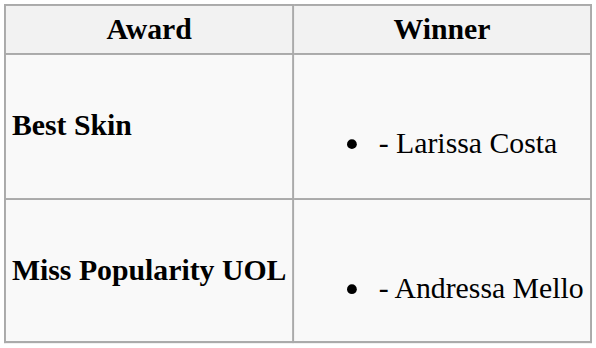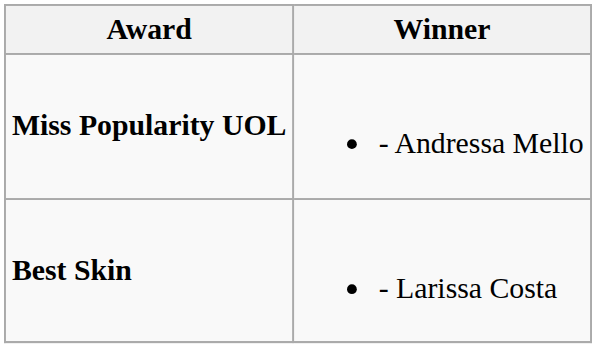rows swapped: (72, 125) <-> (149, 269)
